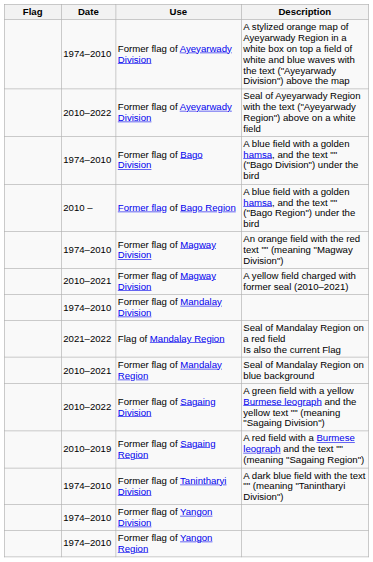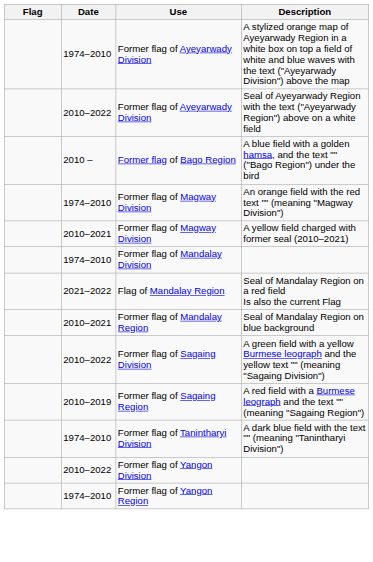- row: (160, 160)
(87, 517) 1974–2010 -> (87, 470) 2010–2022
